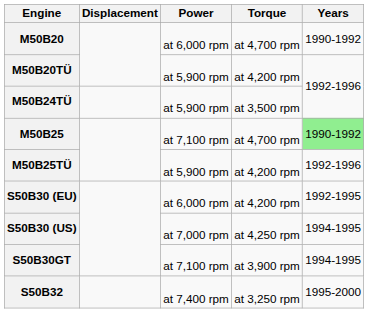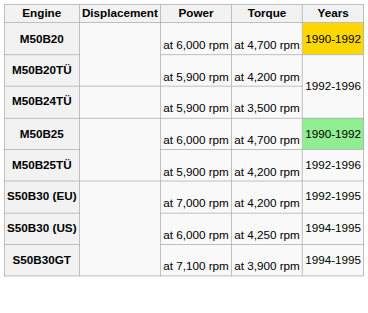(333, 38) no background -> (333, 38) gold background
(196, 140) at 7,100 rpm -> (196, 140) at 6,000 rpm
(196, 203) at 6,000 rpm -> (196, 203) at 7,000 rpm
(196, 235) at 7,000 rpm -> (196, 235) at 6,000 rpm
- row: (42, 292)
